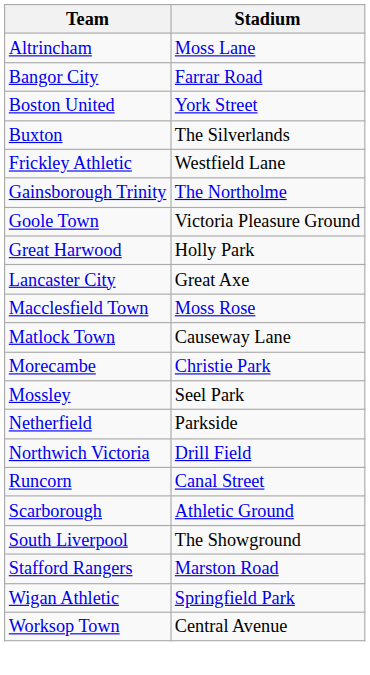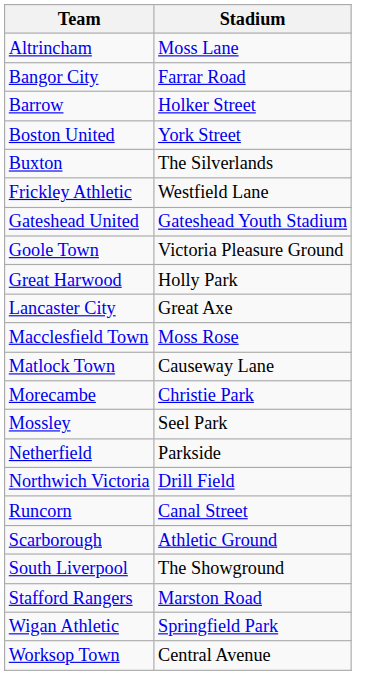+ row: (36, 105)
- row: (88, 192)
+ row: (74, 221)
